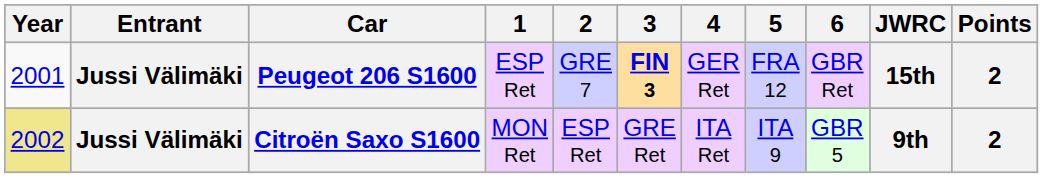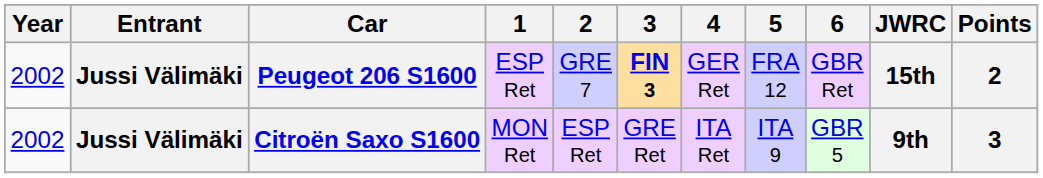(38, 75) 2001 -> (38, 75) 2002
(38, 140) khaki background -> (38, 140) no background
(995, 140) 2 -> (995, 140) 3
